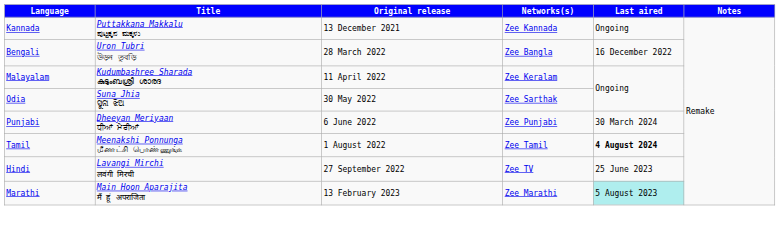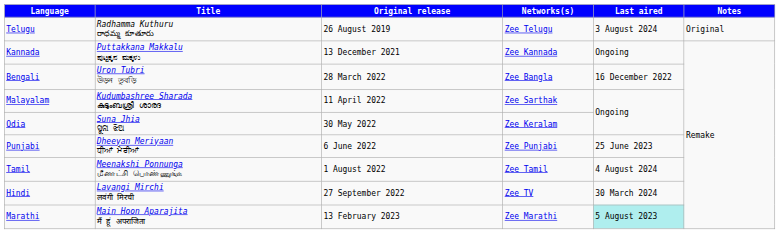+ row: (21, 29)
(531, 77) Zee Keralam -> (531, 101) Zee Sarthak
(531, 100) Zee Sarthak -> (531, 124) Zee Keralam
(626, 122) 30 March 2024 -> (624, 146) 25 June 2023
(626, 145) bold -> (626, 169) normal
(624, 169) 25 June 2023 -> (626, 193) 30 March 2024
